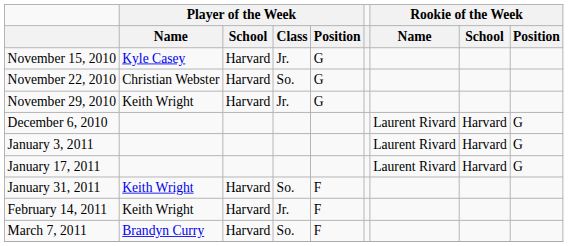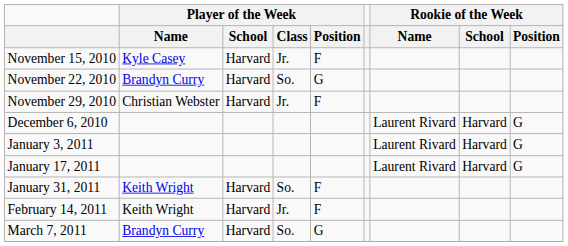(319, 58) G -> (318, 58) F
(171, 79) Christian Webster -> (163, 79) Brandyn Curry
(158, 101) Keith Wright -> (171, 101) Christian Webster
(319, 101) G -> (318, 101) F
(318, 230) F -> (319, 230) G
